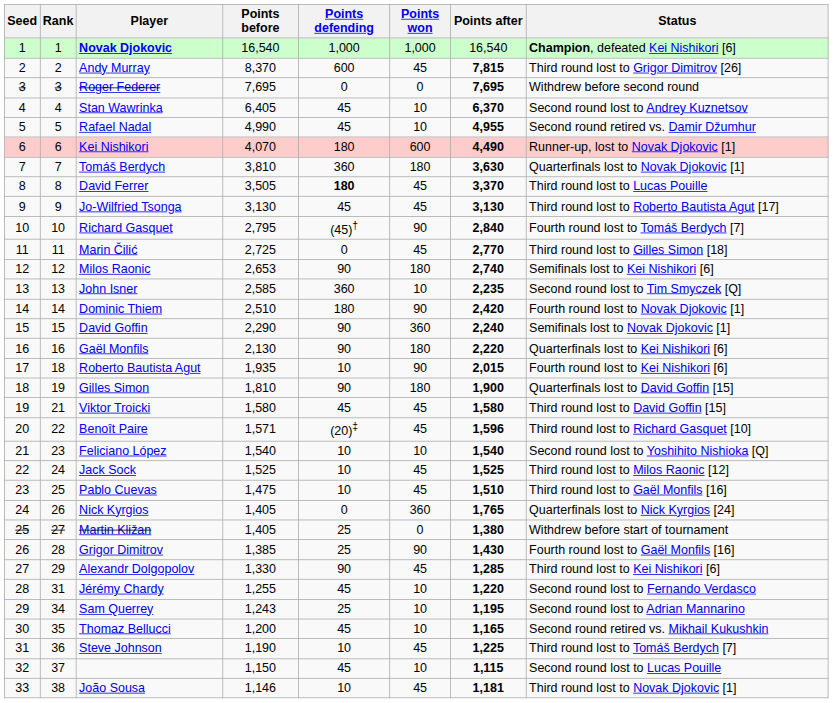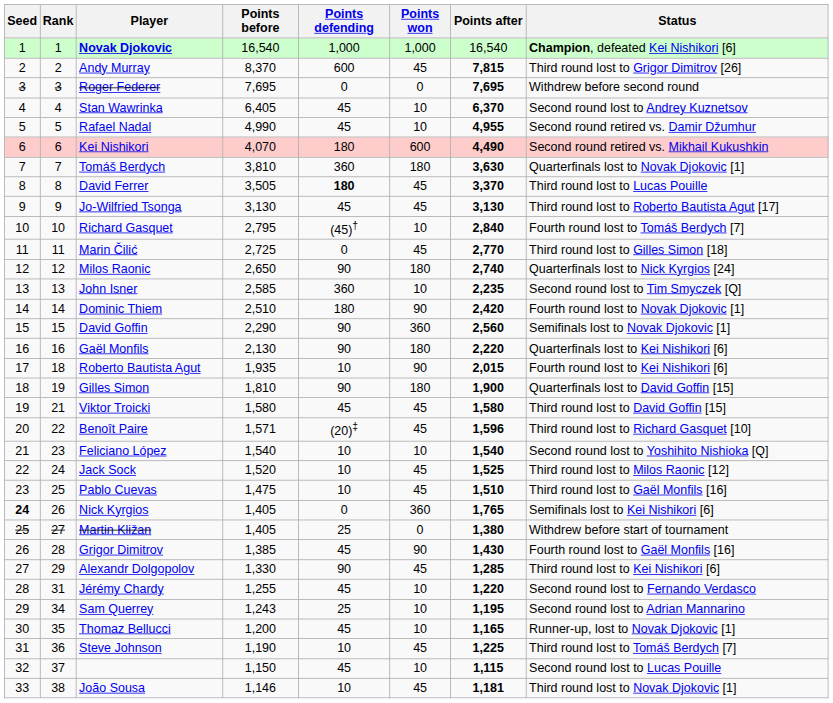(632, 147) Runner-up, lost to Novak Djokovic [1] -> (649, 147) Second round retired vs. Mikhail Kukushkin
(420, 228) 90 -> (420, 228) 10
(260, 269) 2,653 -> (260, 269) 2,650
(621, 269) Semifinals lost to Kei Nishikori [6] -> (632, 269) Quarterfinals lost to Nick Kyrgios [24]
(488, 328) 2,240 -> (488, 328) 2,560
(260, 470) 1,525 -> (260, 470) 1,520
(22, 510) normal -> (22, 510) bold
(632, 510) Quarterfinals lost to Nick Kyrgios [24] -> (621, 510) Semifinals lost to Kei Nishikori [6]
(344, 549) 25 -> (344, 549) 45
(649, 628) Second round retired vs. Mikhail Kukushkin -> (632, 628) Runner-up, lost to Novak Djokovic [1]
